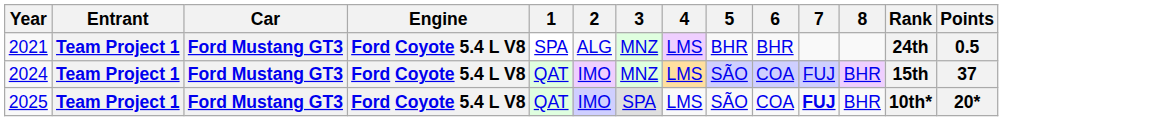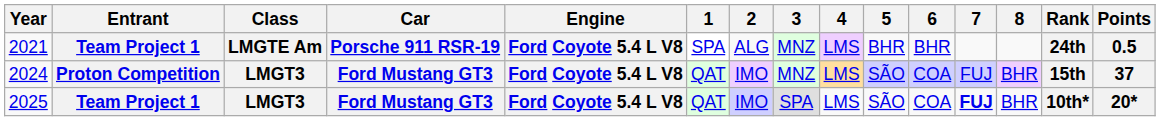+ column: (275, 19)
(265, 47) Ford Mustang GT3 -> (415, 47) Porsche 911 RSR-19
(118, 74) Team Project 1 -> (138, 74) Proton Competition
